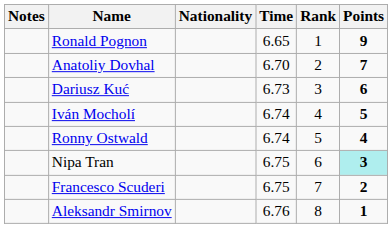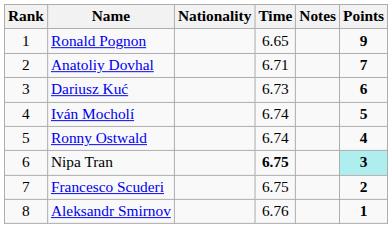columns swapped: (318, 16) <-> (26, 16)
(276, 65) 6.70 -> (275, 65) 6.71
(276, 162) normal -> (275, 162) bold
